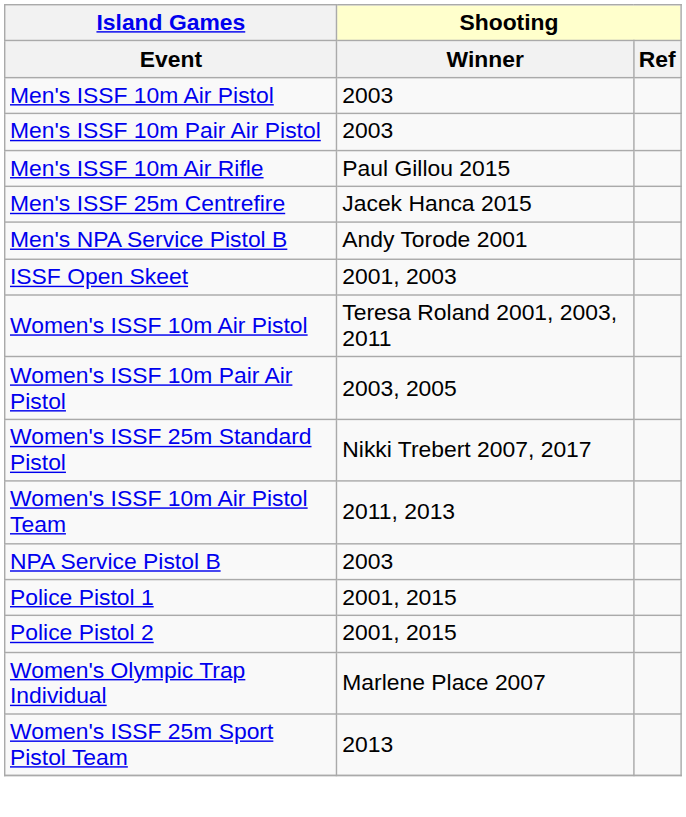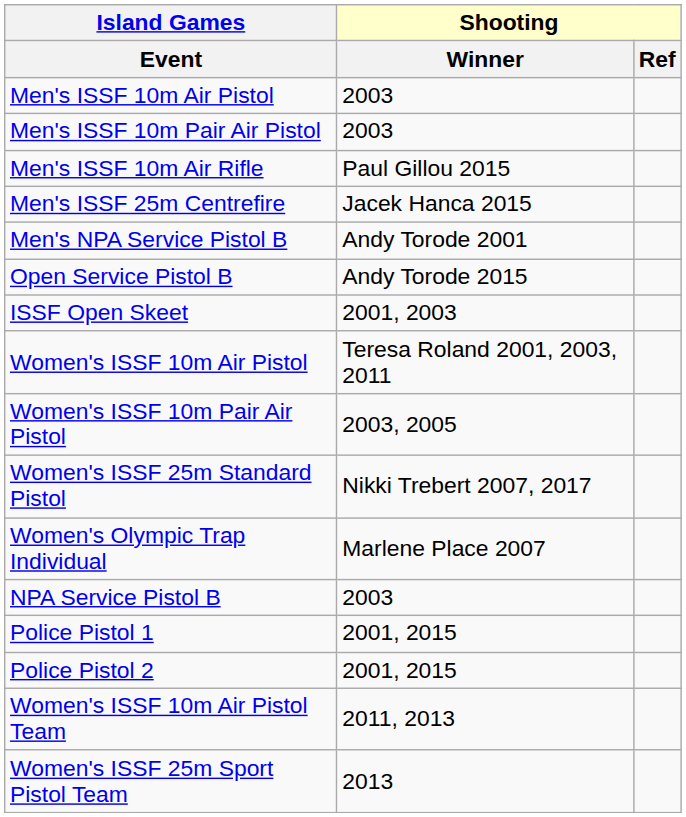+ row: (121, 276)
rows swapped: (128, 682) <-> (159, 511)
